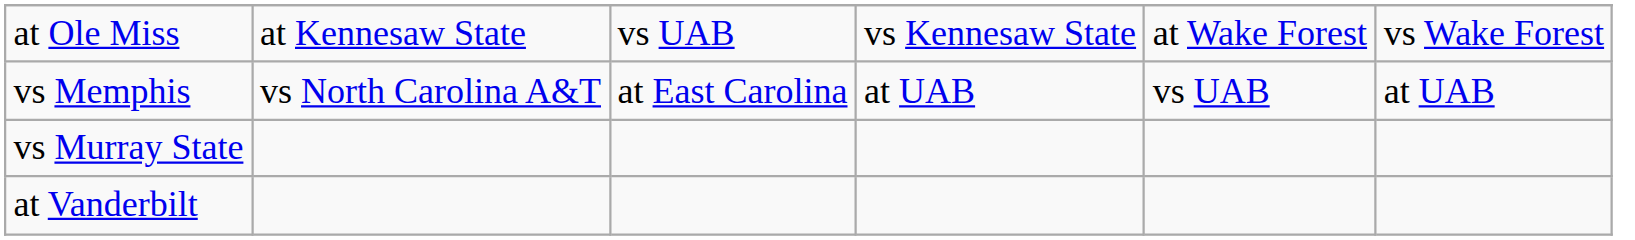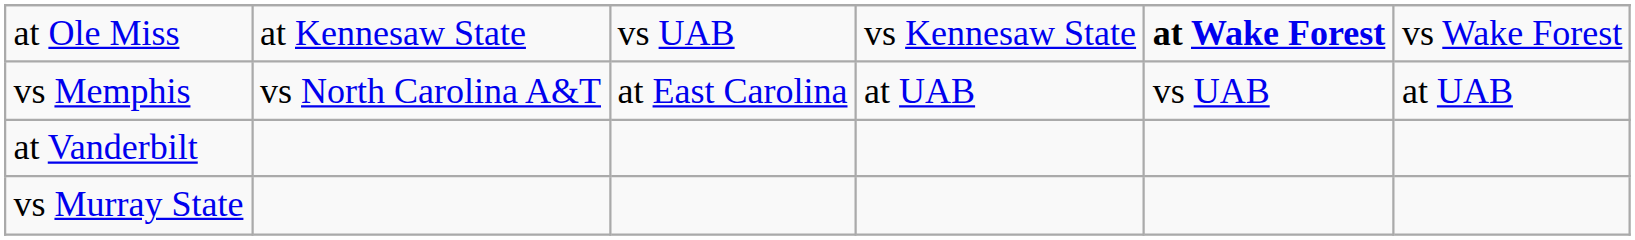(1260, 33) normal -> (1269, 33) bold
rows swapped: (128, 147) <-> (106, 204)
